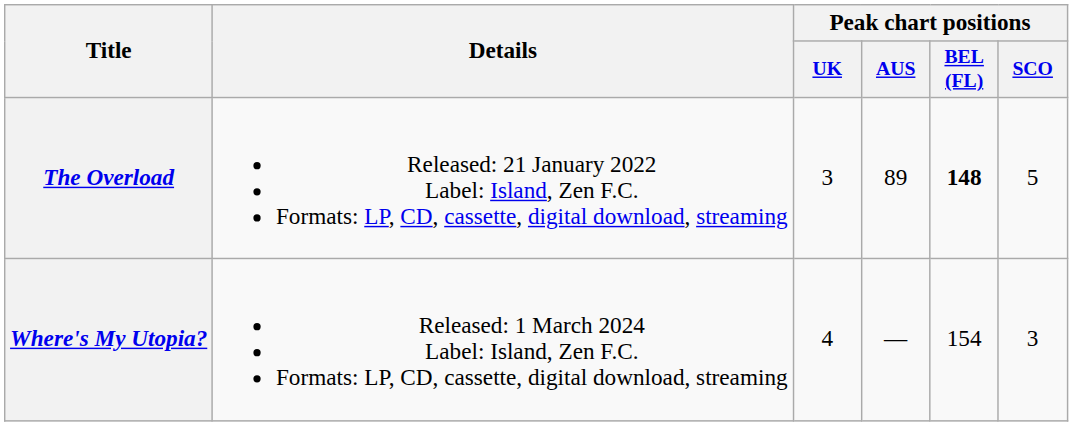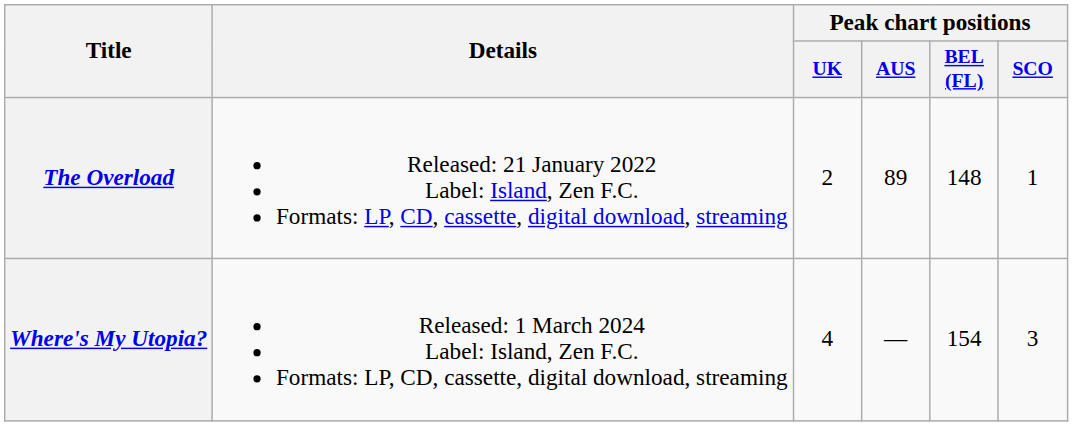(827, 177) 3 -> (827, 177) 2
(964, 177) bold -> (964, 177) normal
(1033, 177) 5 -> (1033, 177) 1
